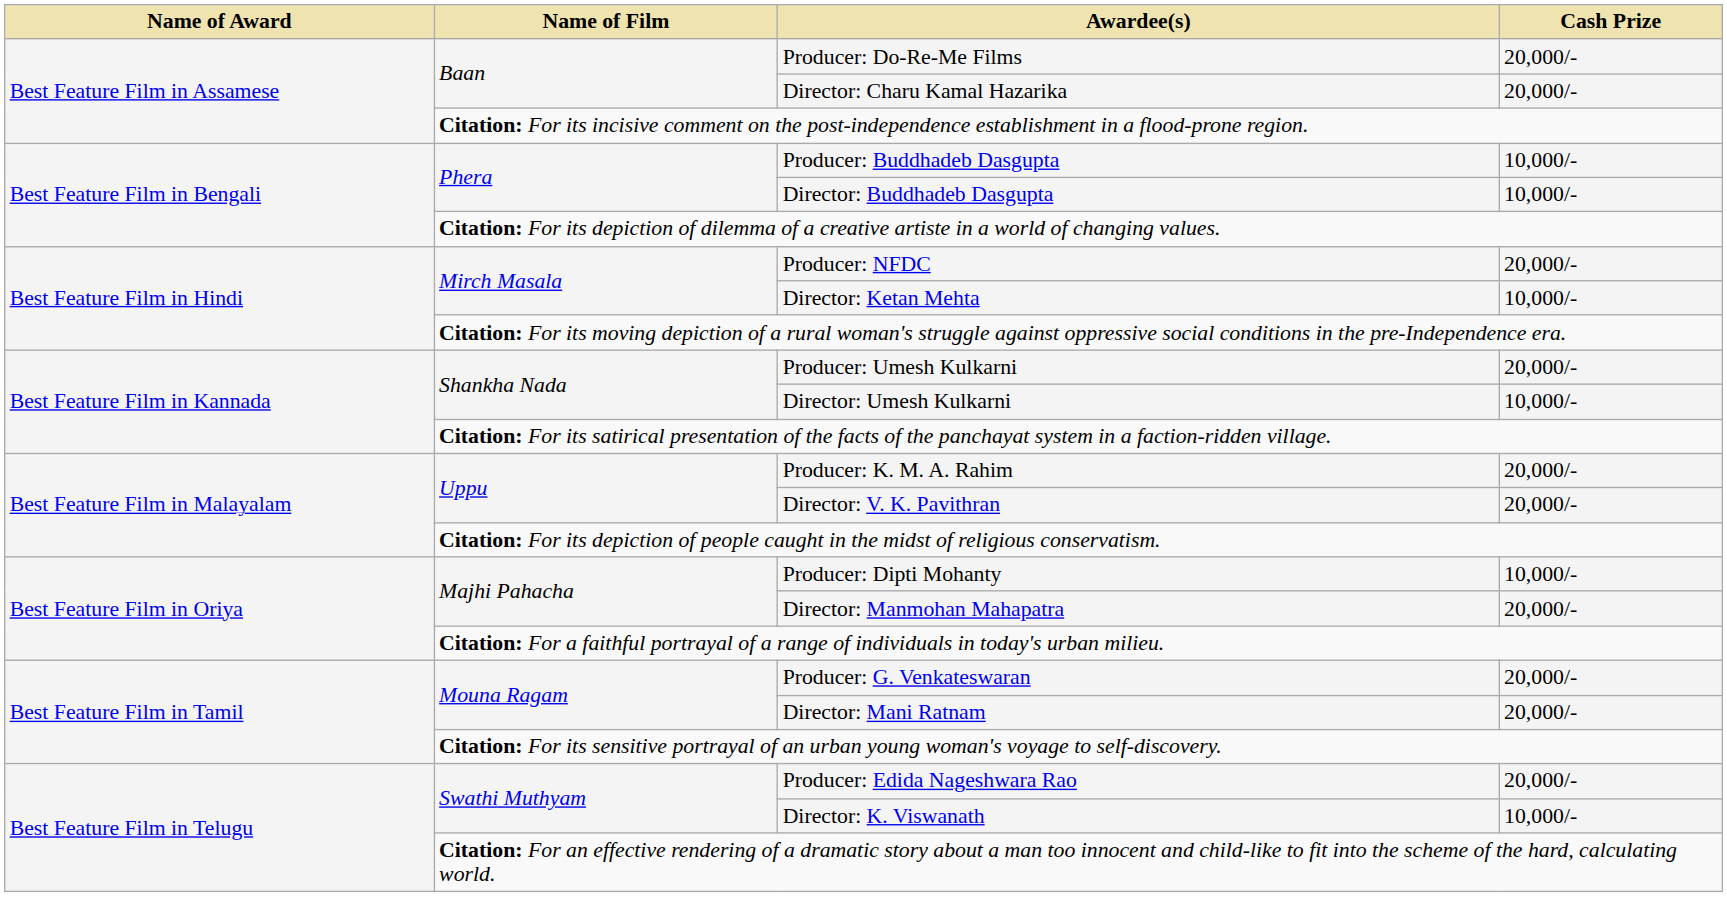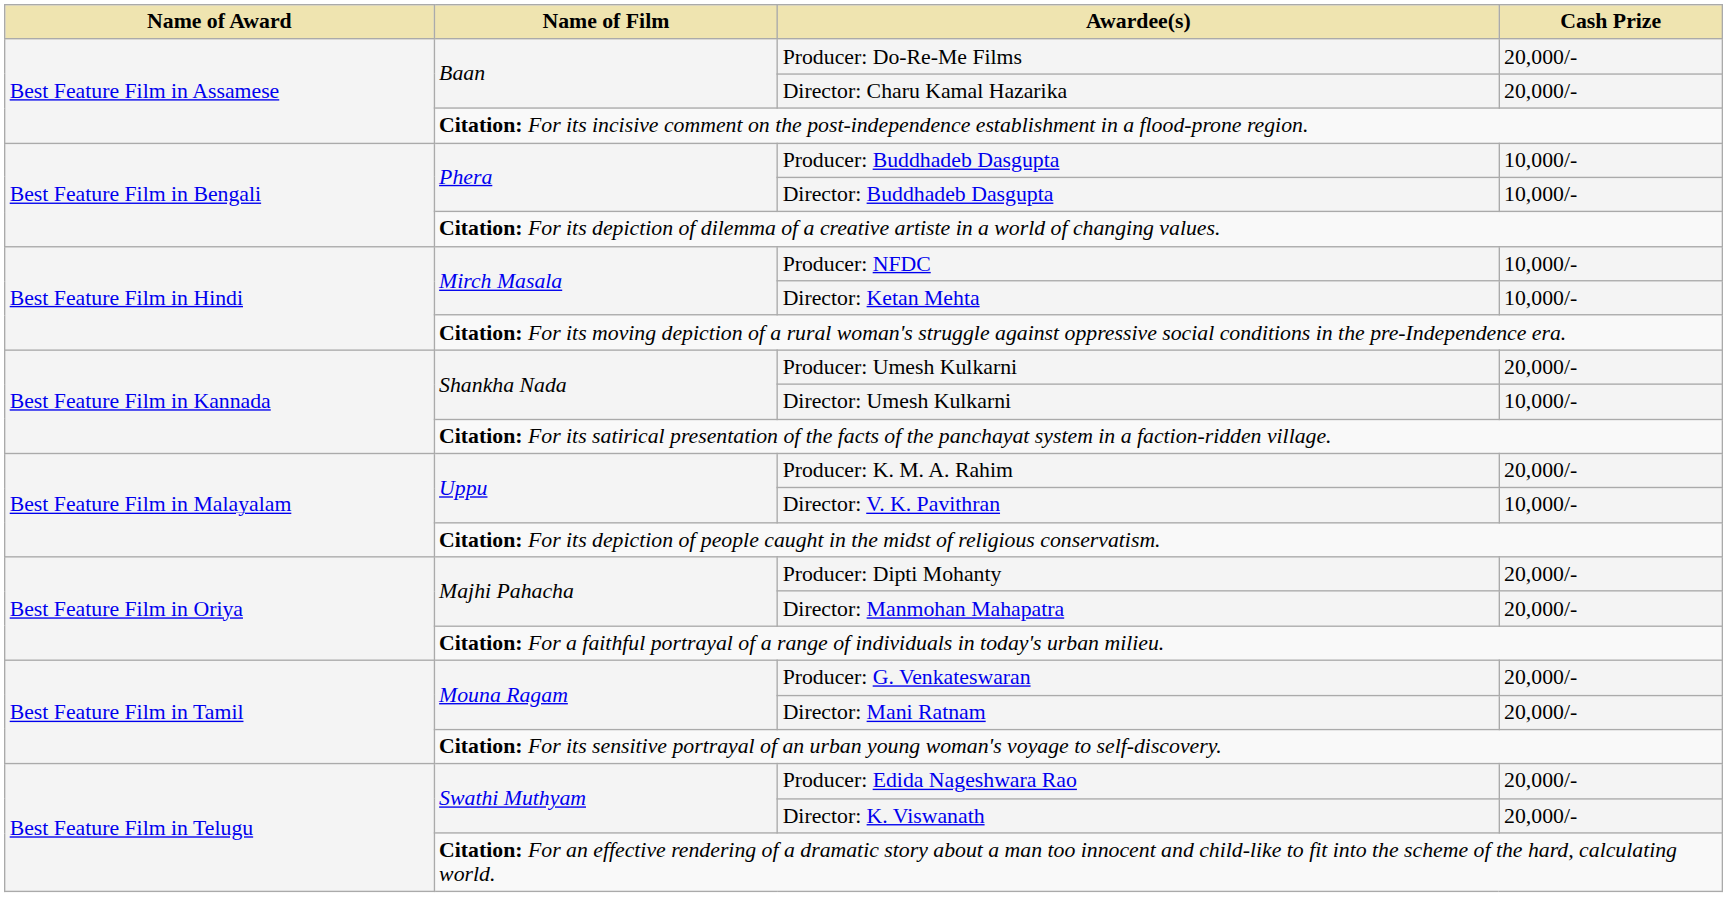(1541, 263) 20,000/- -> (1541, 263) 10,000/-
(1541, 504) 20,000/- -> (1541, 504) 10,000/-
(1541, 573) 10,000/- -> (1541, 573) 20,000/-
(1541, 815) 10,000/- -> (1541, 815) 20,000/-
